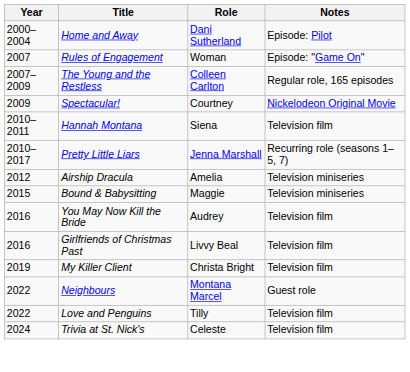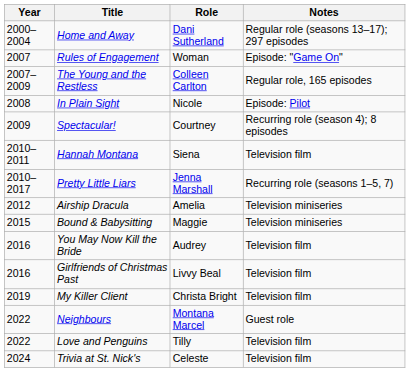(299, 35) Episode: Pilot -> (317, 35) Regular role (seasons 13–17); 297 episodes
+ row: (88, 103)
(331, 103) Nickelodeon Original Movie -> (311, 126) Recurring role (season 4); 8 episodes
